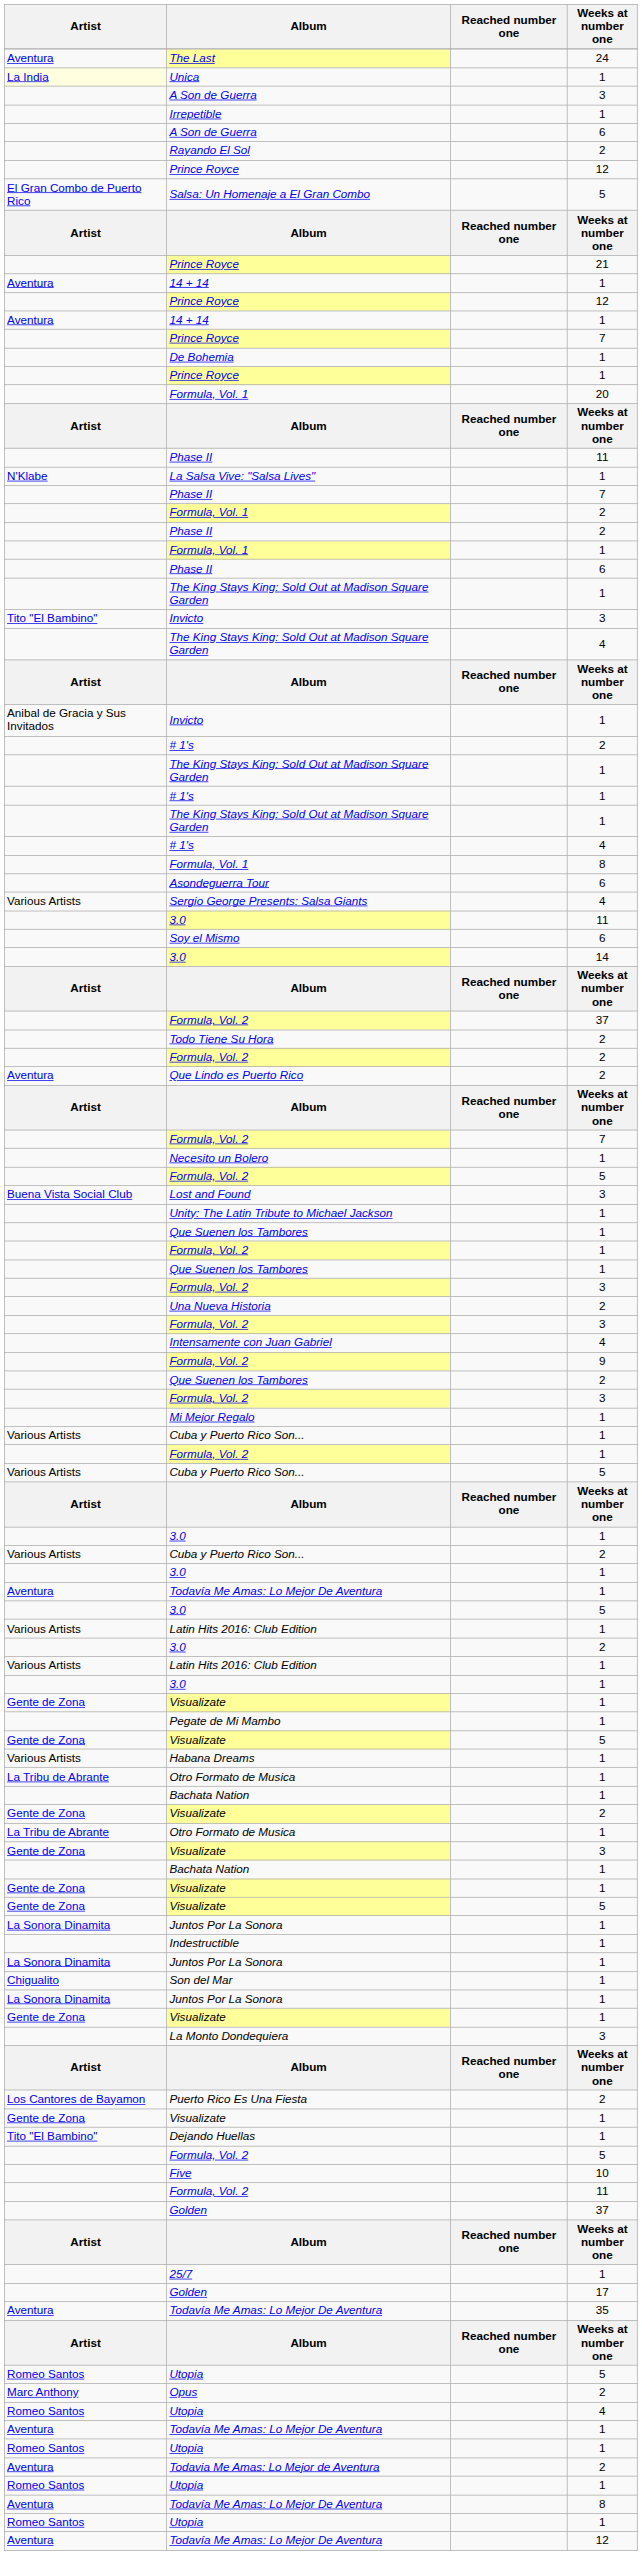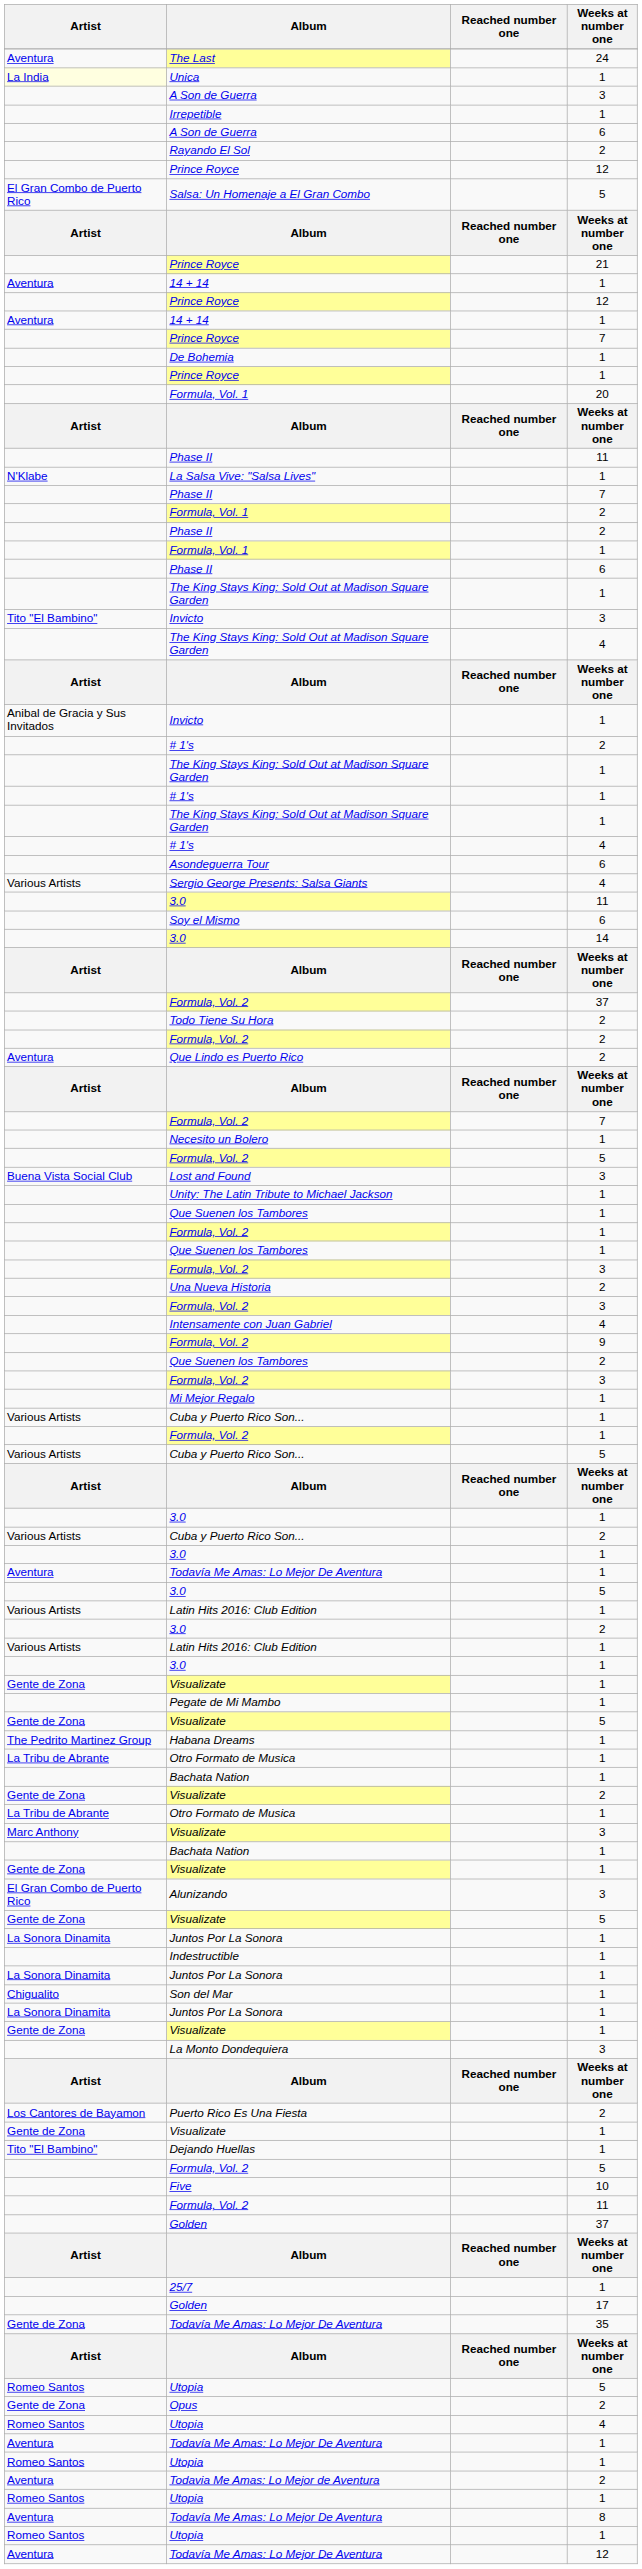- row: (209, 864)
(44, 1758) Various Artists -> (79, 1739) The Pedrito Martinez Group
(46, 1851) Gente de Zona -> (43, 1832) Marc Anthony
+ row: (198, 1894)
(30, 2311) Aventura -> (46, 2324) Gente de Zona
(43, 2393) Marc Anthony -> (46, 2406) Gente de Zona
